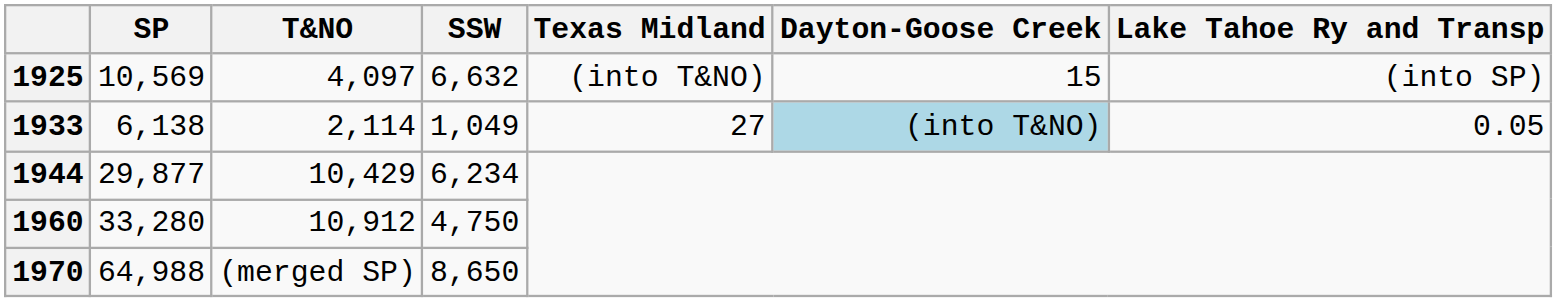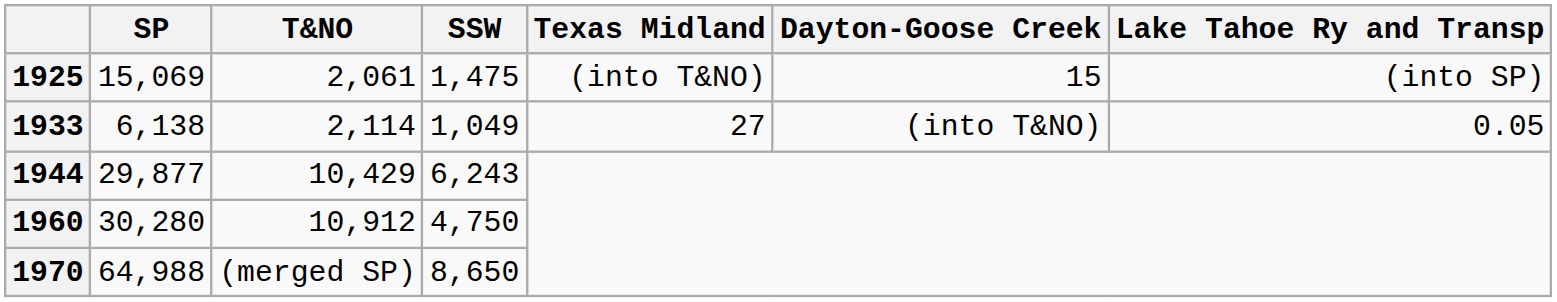(151, 78) 10,569 -> (151, 78) 15,069
(371, 78) 4,097 -> (371, 78) 2,061
(475, 78) 6,632 -> (475, 78) 1,475
(1003, 126) lightblue background -> (1003, 126) no background
(475, 175) 6,234 -> (475, 175) 6,243
(151, 223) 33,280 -> (151, 223) 30,280
